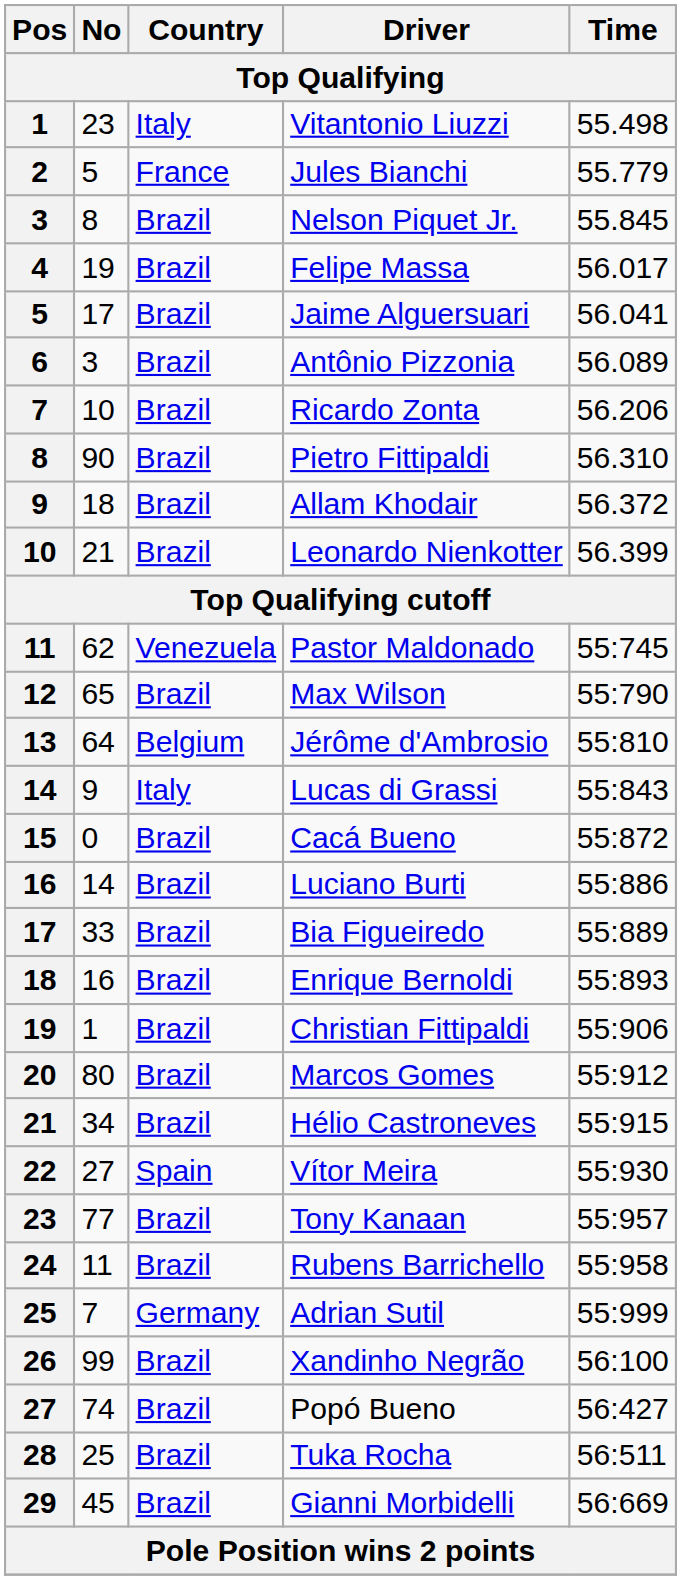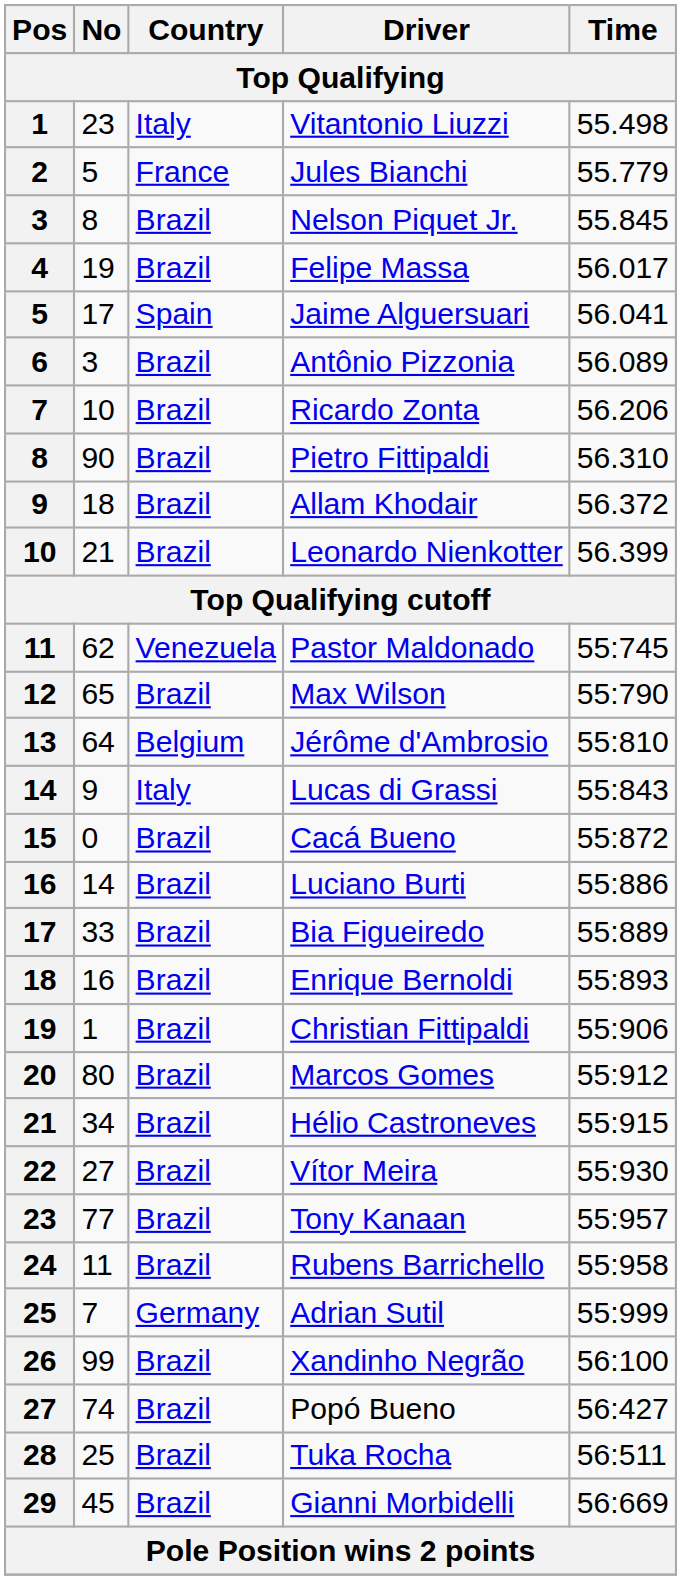(173, 314) Brazil -> (174, 314) Spain
(174, 1170) Spain -> (173, 1170) Brazil
